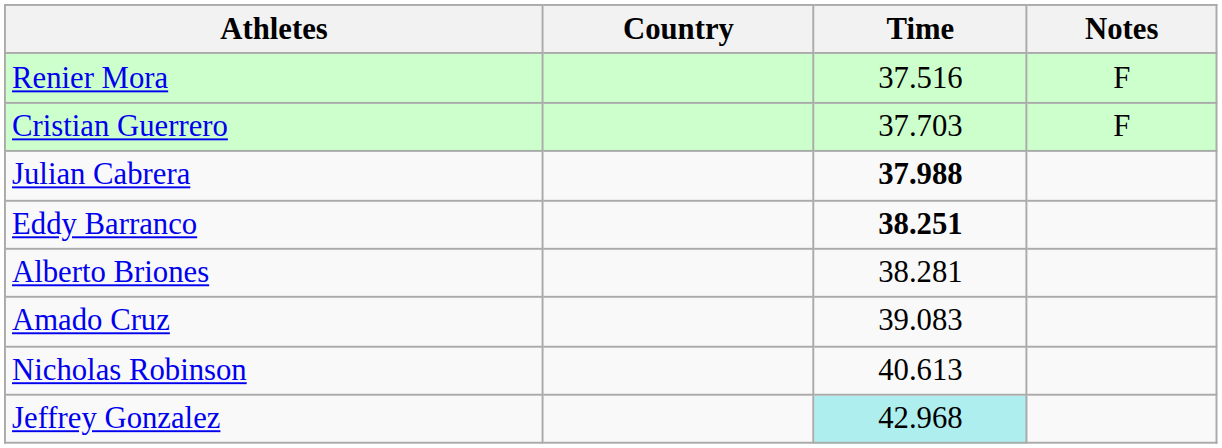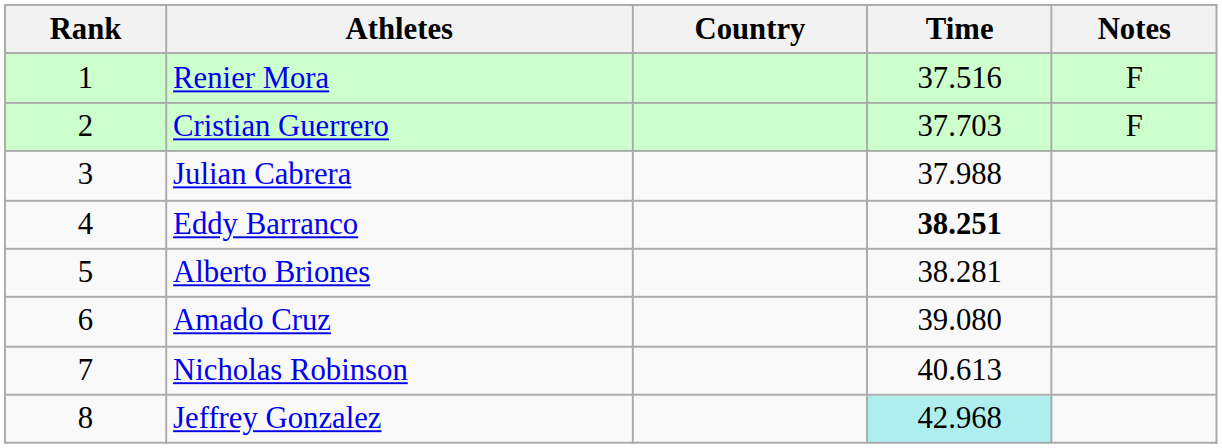+ column: (85, 28)
(920, 175) bold -> (960, 175) normal
(920, 321) 39.083 -> (960, 321) 39.080
